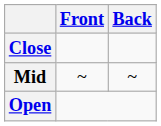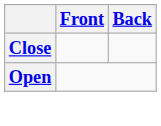- row: (30, 76)
